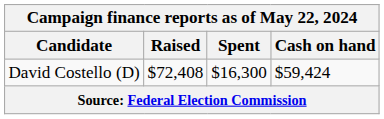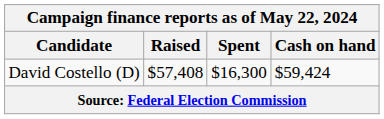(175, 72) $72,408 -> (175, 72) $57,408
